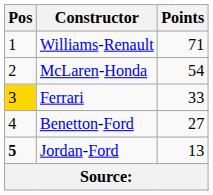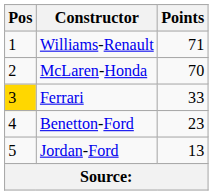(196, 71) 54 -> (196, 71) 70
(196, 124) 27 -> (196, 124) 23
(12, 150) bold -> (12, 150) normal
